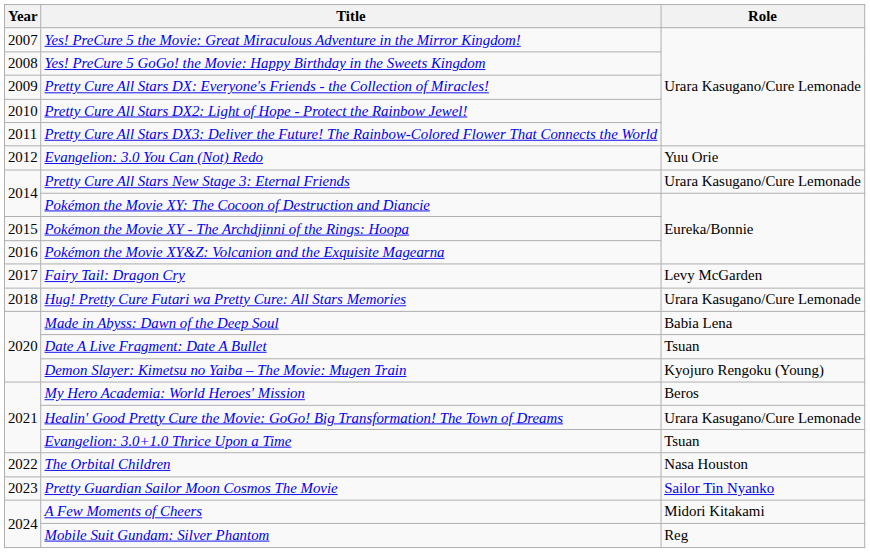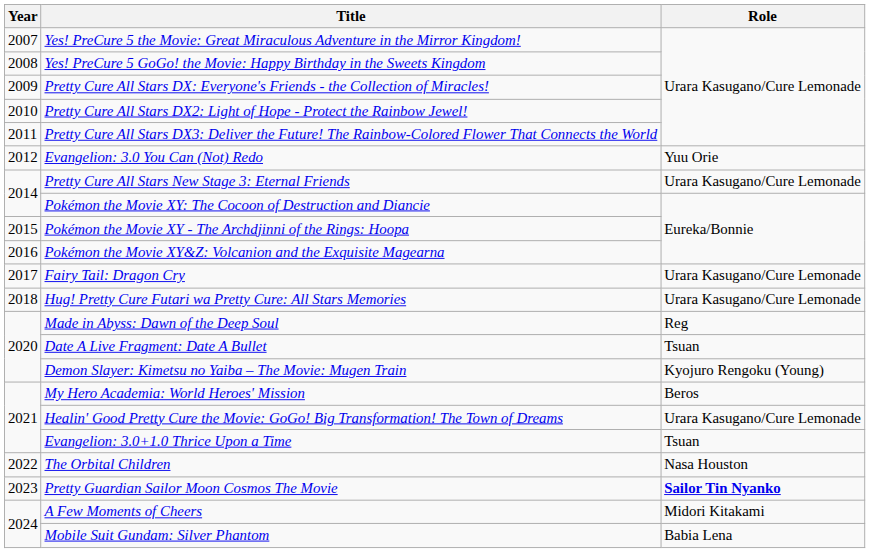(713, 275) Levy McGarden -> (762, 275) Urara Kasugano/Cure Lemonade
(698, 323) Babia Lena -> (676, 323) Reg
(719, 488) normal -> (722, 488) bold
(676, 535) Reg -> (698, 535) Babia Lena
